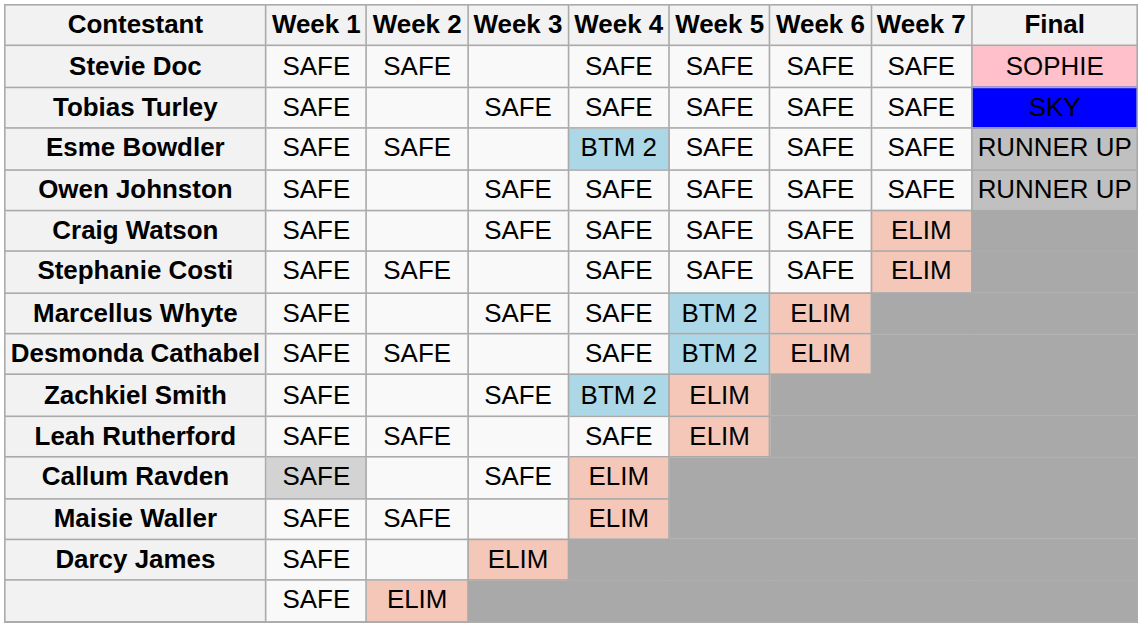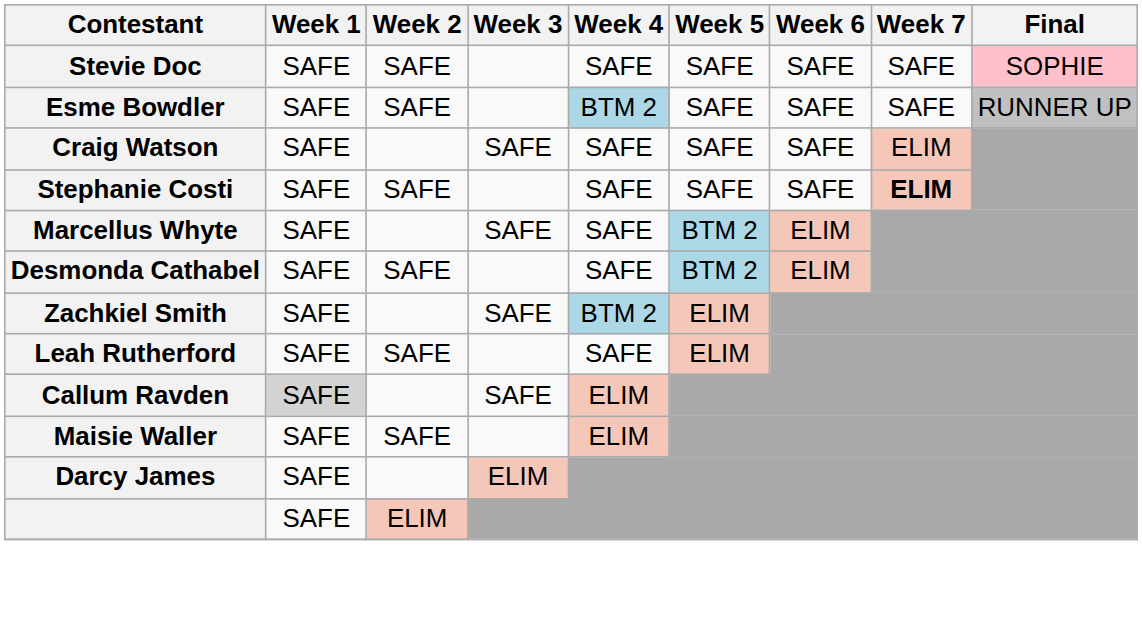- row: (135, 107)
- row: (135, 189)
(921, 271) normal -> (921, 189) bold
